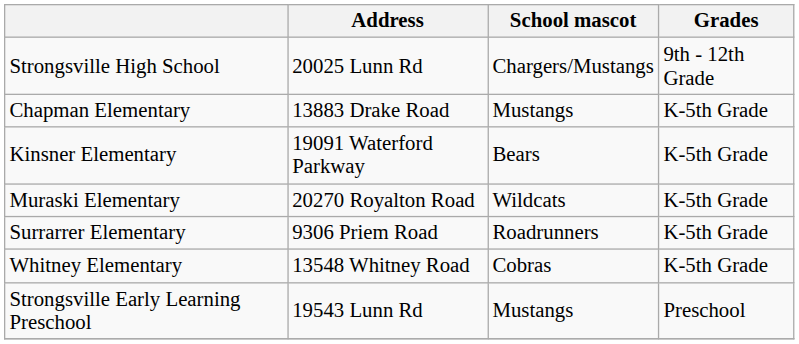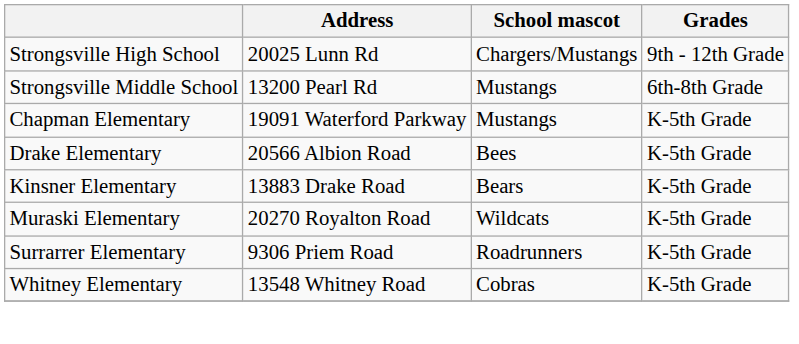+ row: (124, 86)
(371, 110) 13883 Drake Road -> (357, 119) 19091 Waterford Parkway
+ row: (85, 152)
(363, 155) 19091 Waterford Parkway -> (326, 185) 13883 Drake Road
- row: (125, 310)
